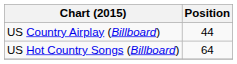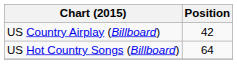(207, 31) 44 -> (207, 31) 42
